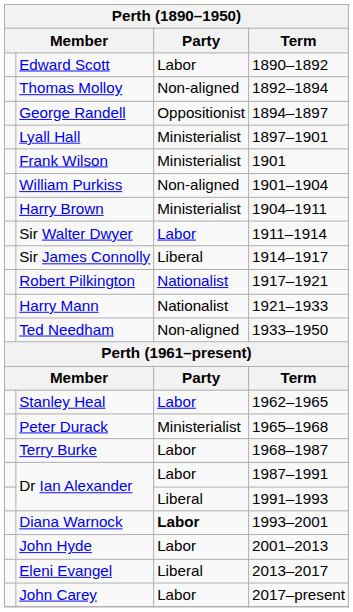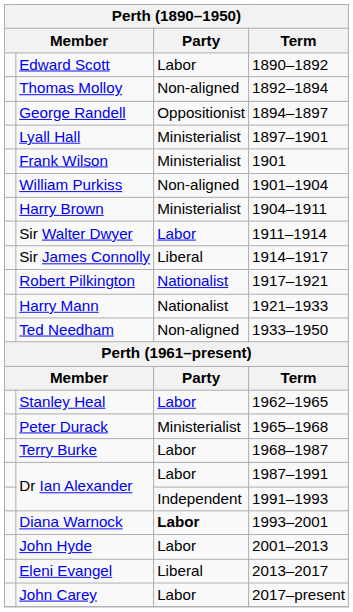(180, 498) Liberal -> (199, 498) Independent
